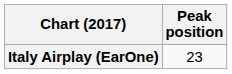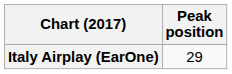(194, 56) 23 -> (194, 56) 29
